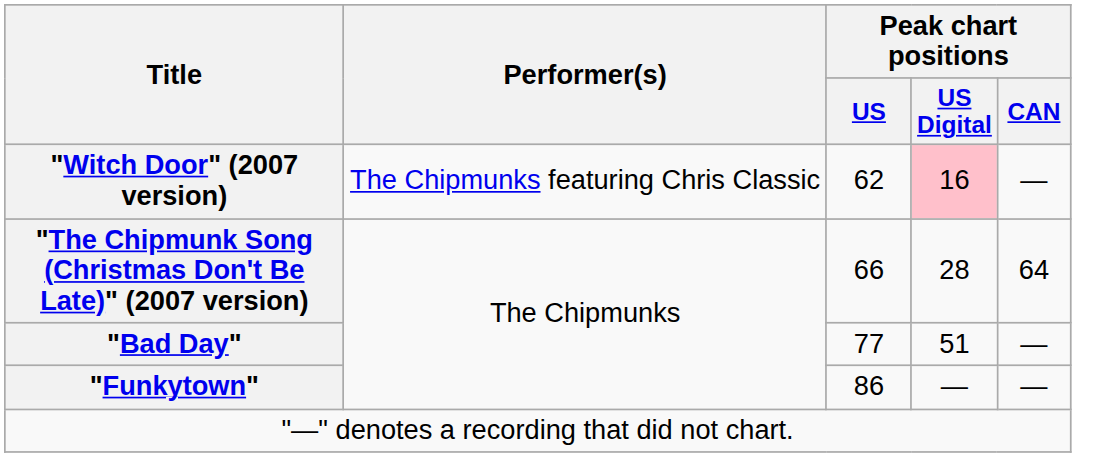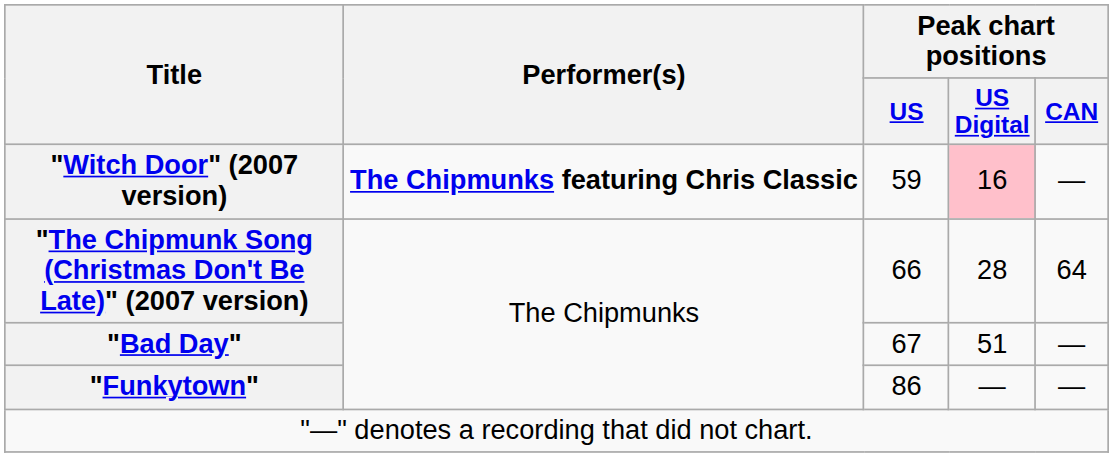(585, 180) normal -> (604, 180) bold
(869, 180) 62 -> (907, 180) 59
(869, 343) 77 -> (907, 343) 67
